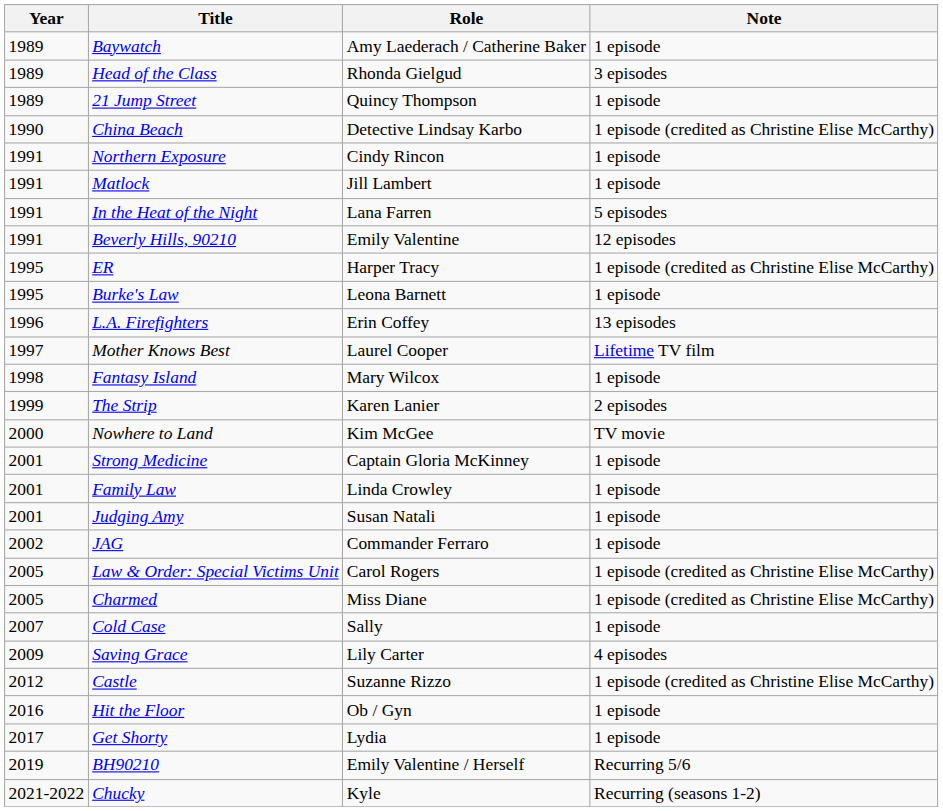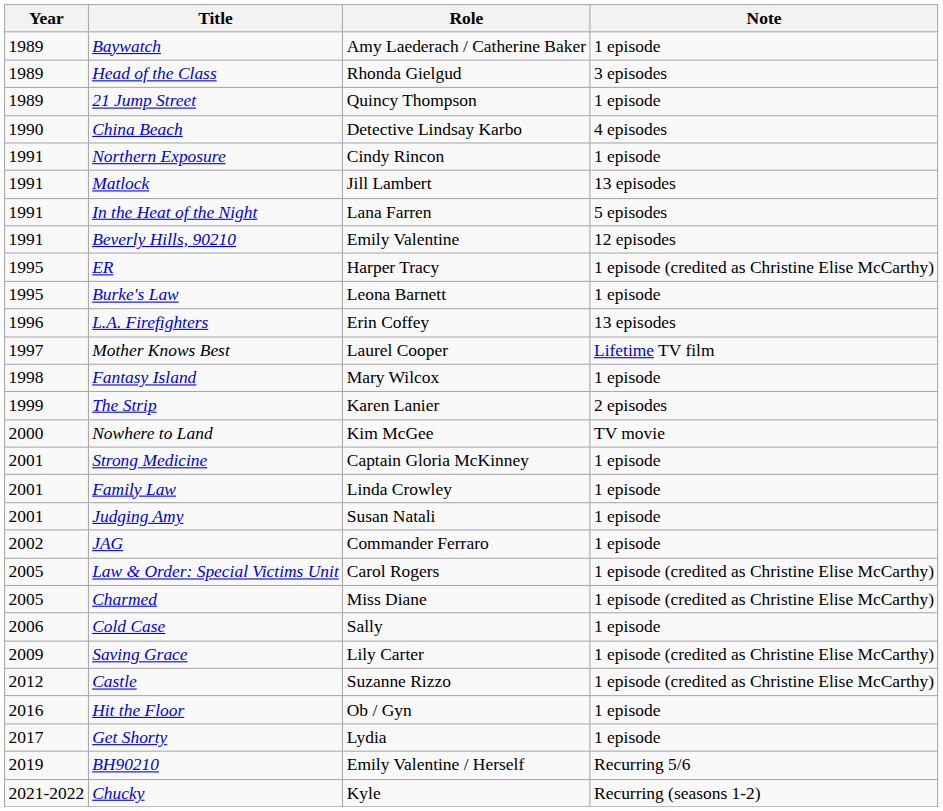(764, 128) 1 episode (credited as Christine Elise McCarthy) -> (631, 128) 4 episodes
(627, 184) 1 episode -> (635, 184) 13 episodes
(26, 626) 2007 -> (26, 626) 2006
(631, 654) 4 episodes -> (764, 654) 1 episode (credited as Christine Elise McCarthy)
